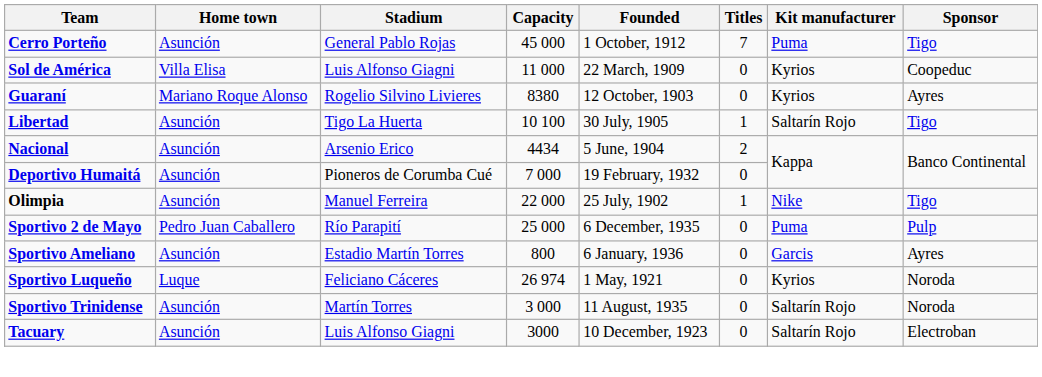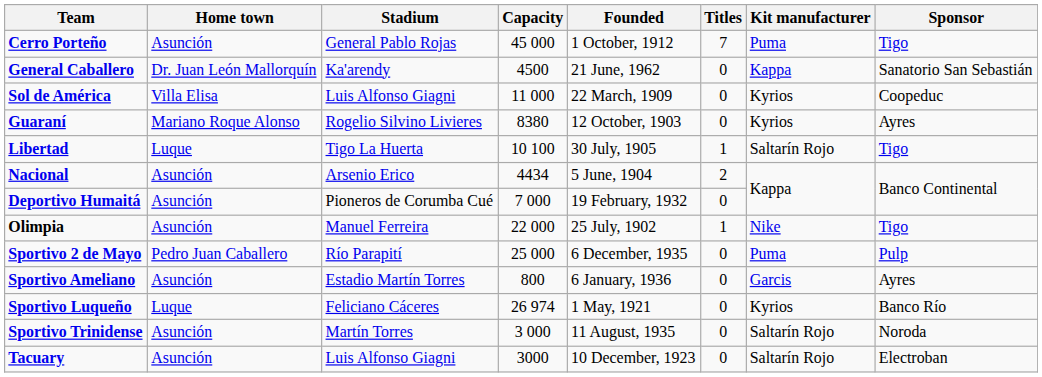+ row: (71, 69)
(189, 122) Asunción -> (172, 148) Luque
(931, 279) Noroda -> (913, 305) Banco Río
